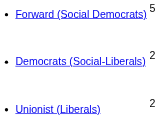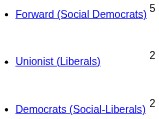rows swapped: (68, 62) <-> (68, 109)
